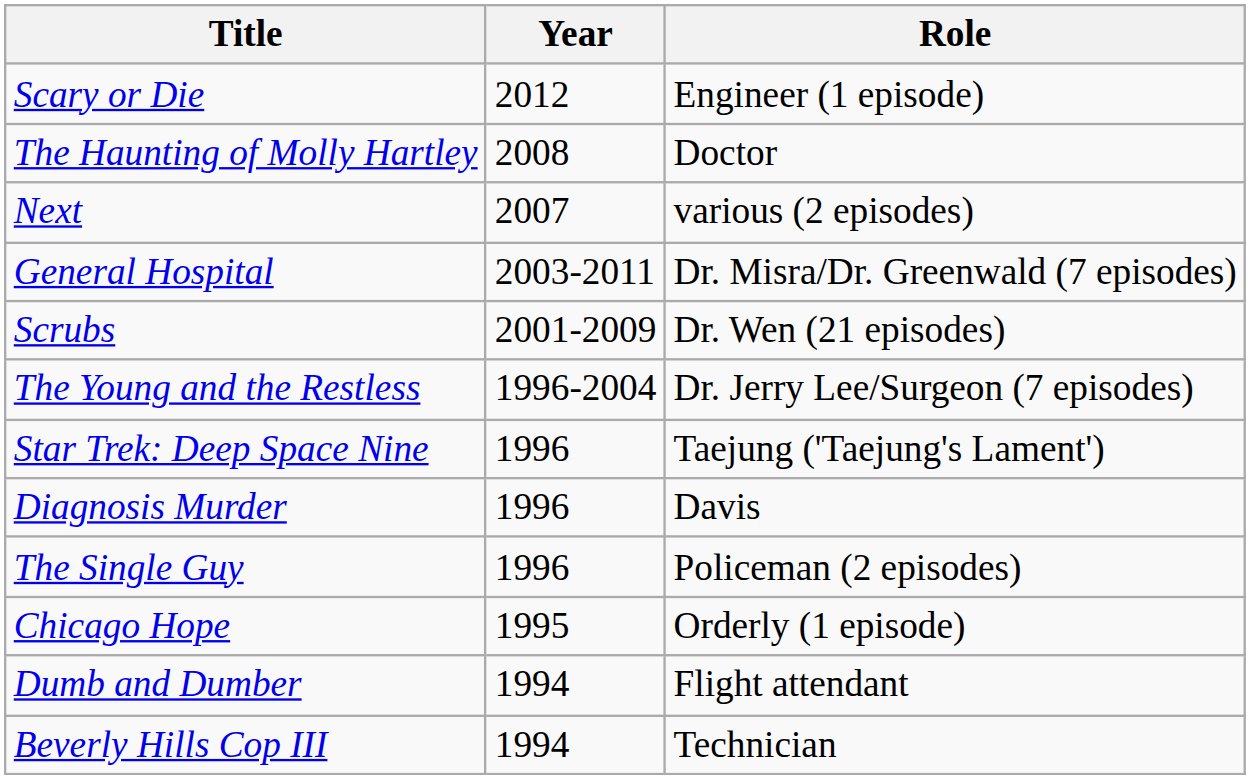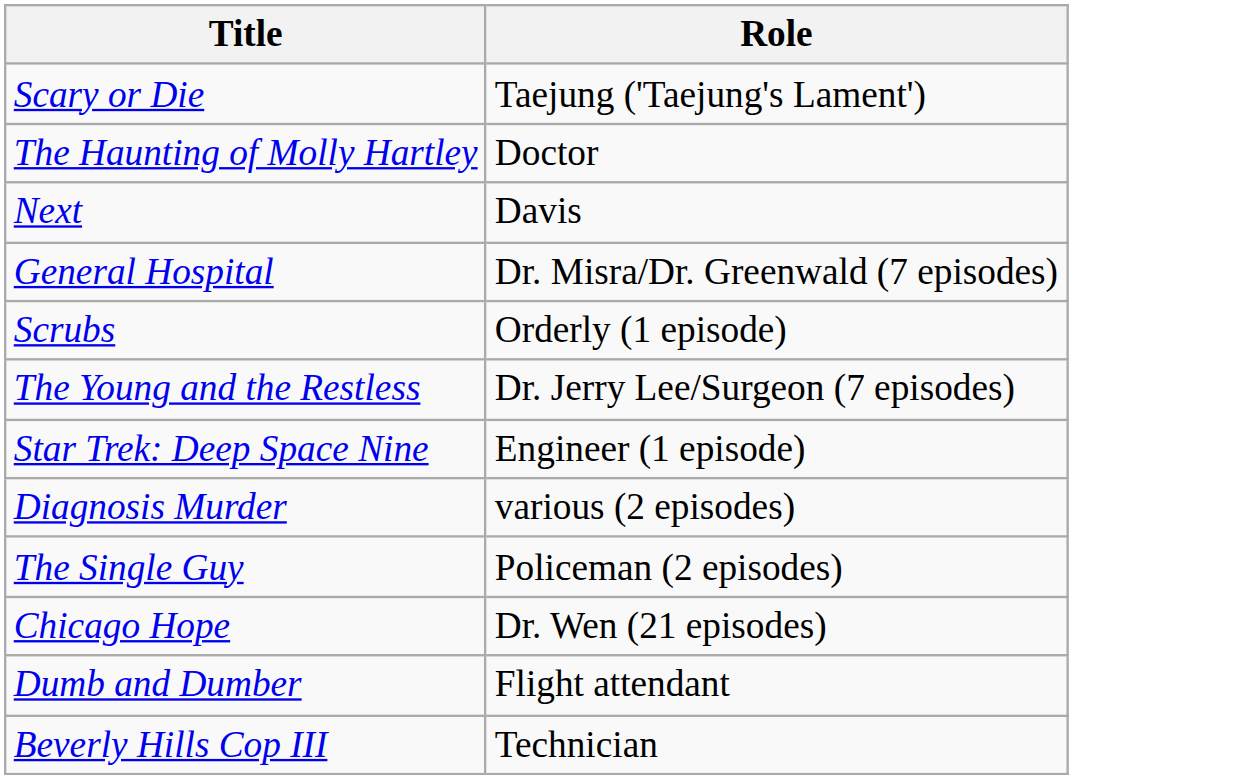- column: (576, 34)
(829, 93) Engineer (1 episode) -> (710, 93) Taejung ('Taejung's Lament')
(824, 211) various (2 episodes) -> (538, 211) Davis
(839, 329) Dr. Wen (21 episodes) -> (641, 329) Orderly (1 episode)
(889, 447) Taejung ('Taejung's Lament') -> (650, 447) Engineer (1 episode)
(717, 507) Davis -> (645, 507) various (2 episodes)
(820, 625) Orderly (1 episode) -> (661, 625) Dr. Wen (21 episodes)
